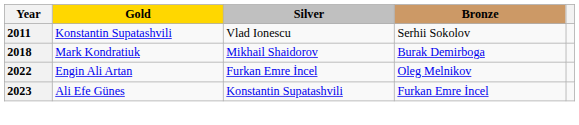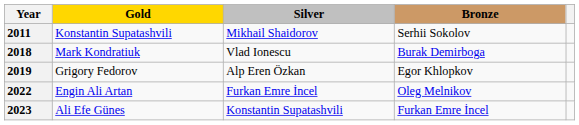(259, 33) Vlad Ionescu -> (272, 33) Mikhail Shaidorov
(272, 52) Mikhail Shaidorov -> (259, 52) Vlad Ionescu
+ row: (19, 71)
